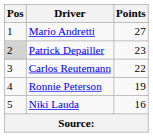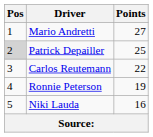(140, 50) 23 -> (140, 50) 25
